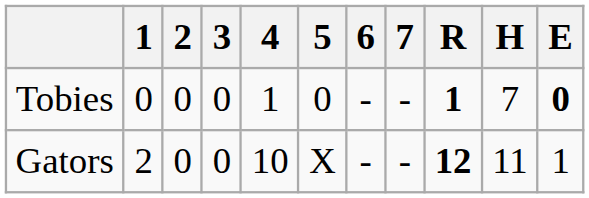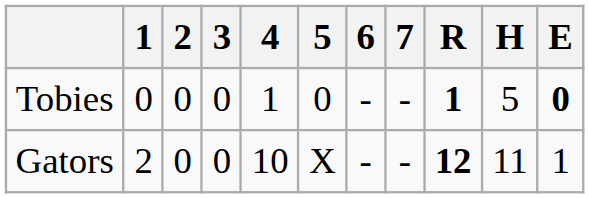(510, 98) 7 -> (510, 98) 5
